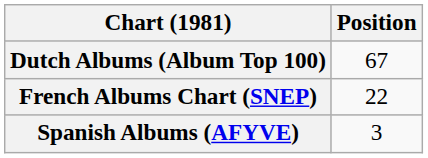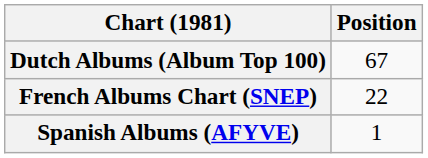(377, 133) 3 -> (377, 133) 1
